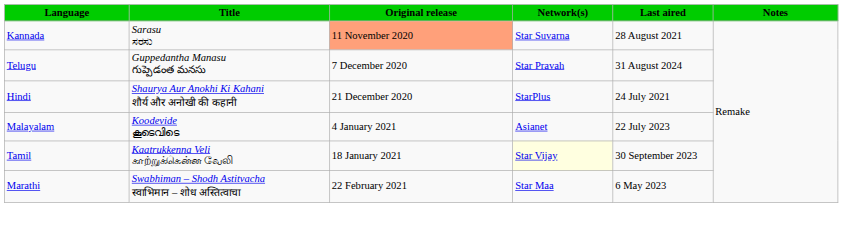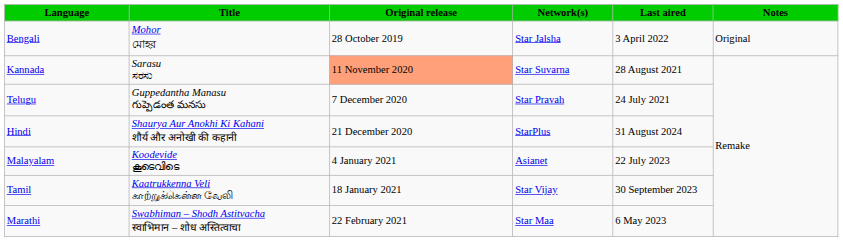+ row: (23, 38)
(649, 65) 31 August 2024 -> (643, 100) 24 July 2021
(643, 96) 24 July 2021 -> (649, 131) 31 August 2024
(536, 156) lightyellow background -> (536, 190) no background
